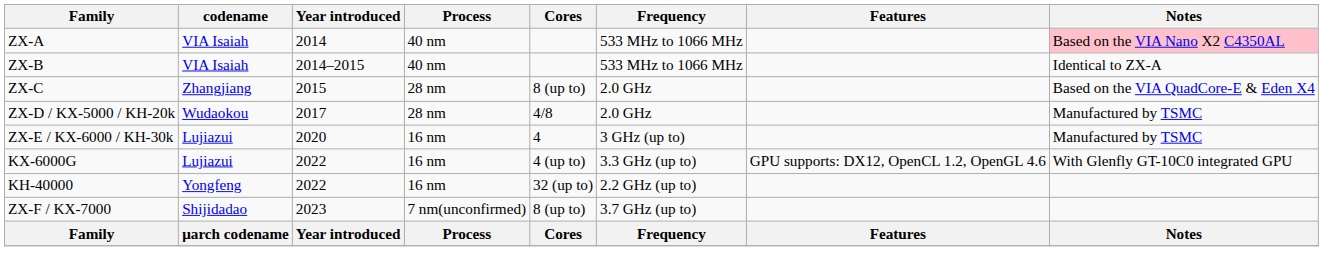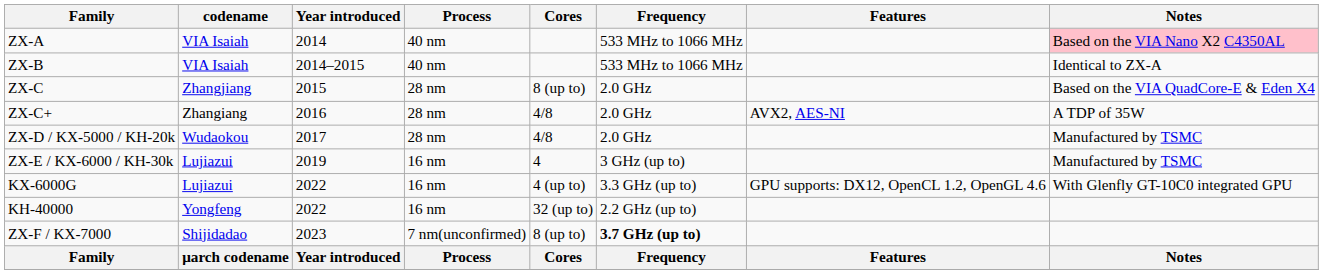+ row: (30, 112)
(311, 137) 2020 -> (311, 161) 2019
(648, 209) normal -> (650, 233) bold
